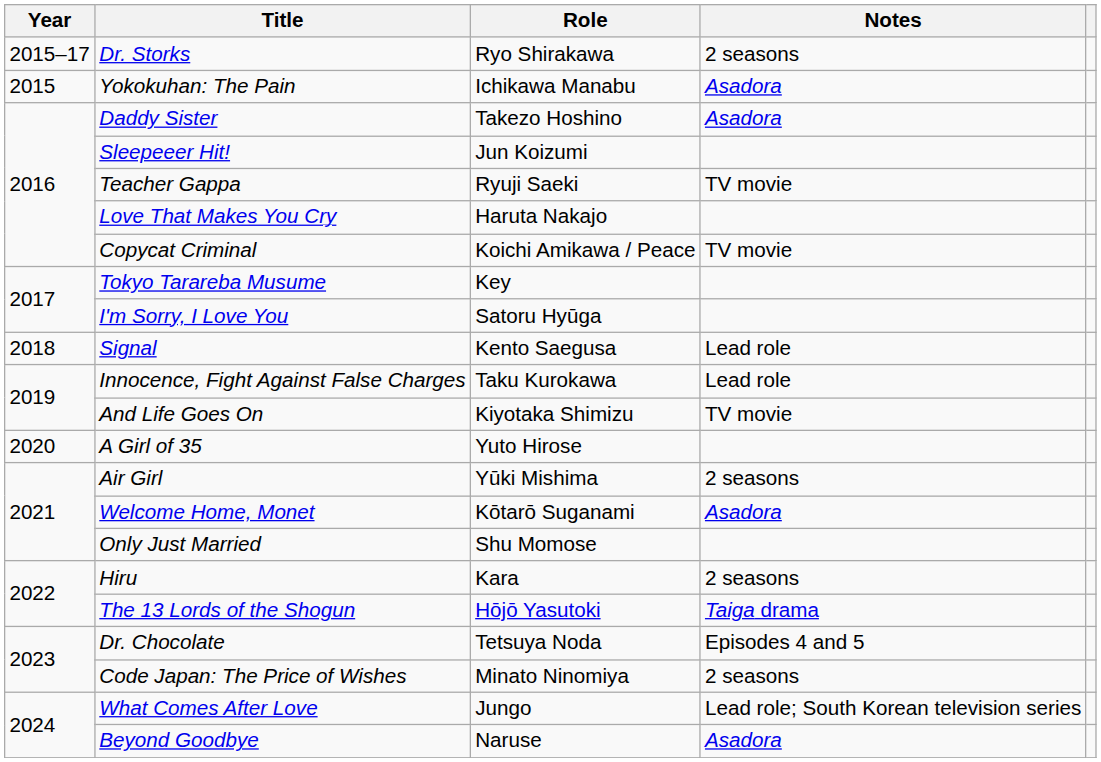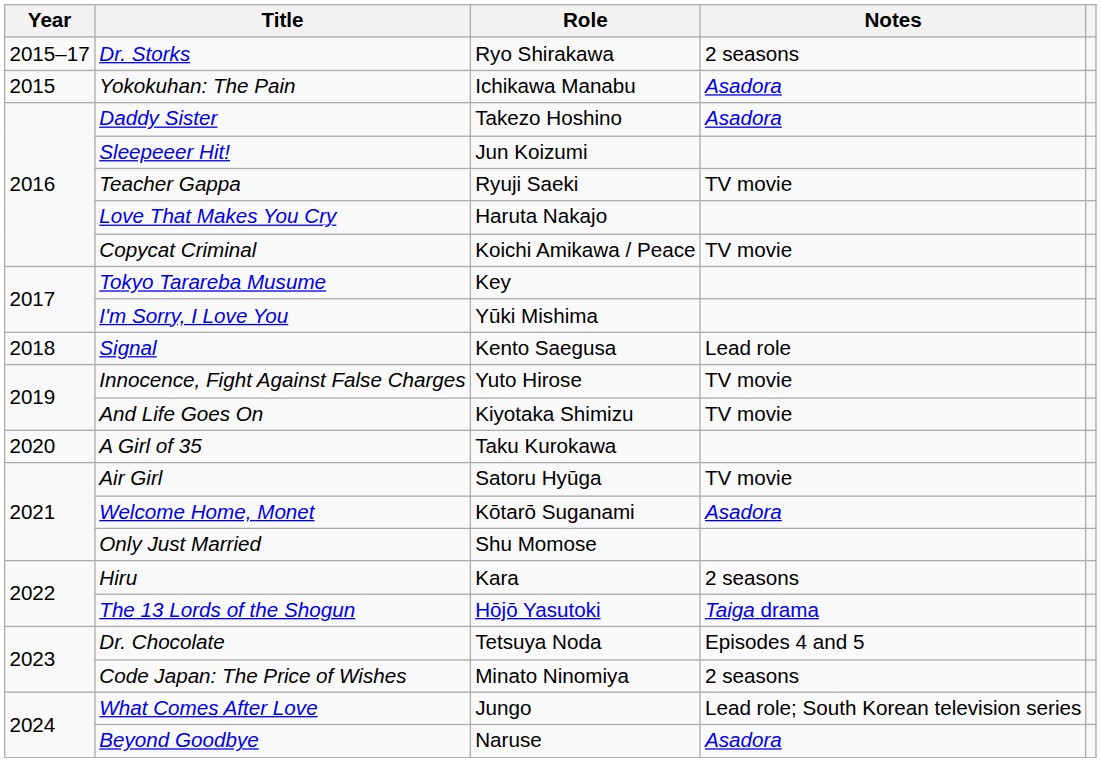(538, 315) Satoru Hyūga -> (537, 315) Yūki Mishima
(546, 380) Taku Kurokawa -> (529, 380) Yuto Hirose
(748, 380) Lead role -> (749, 380) TV movie
(529, 446) Yuto Hirose -> (546, 446) Taku Kurokawa
(537, 479) Yūki Mishima -> (538, 479) Satoru Hyūga
(752, 479) 2 seasons -> (749, 479) TV movie
